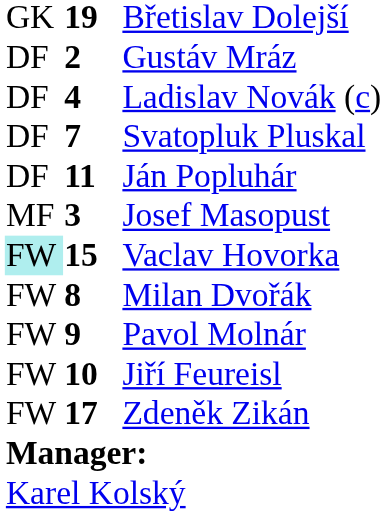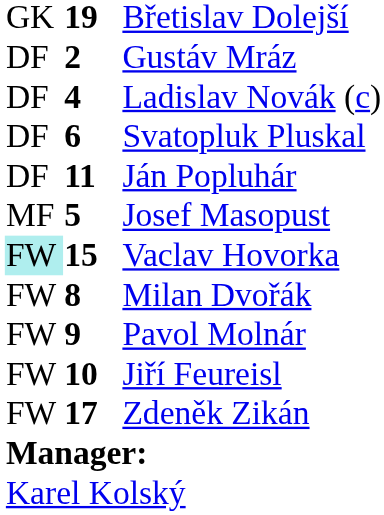(73, 135) 7 -> (73, 135) 6
(73, 215) 3 -> (73, 215) 5
